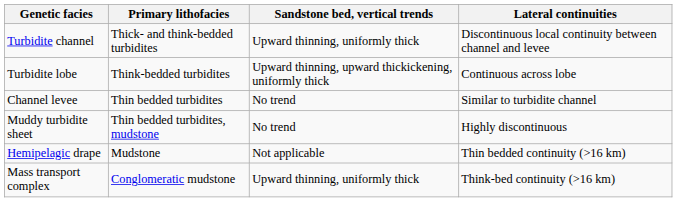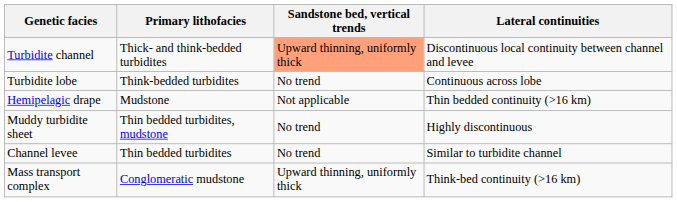(336, 40) no background -> (347, 54) lightsalmon background
(352, 74) Upward thinning, upward thickickening, uniformly thick -> (299, 81) No trend
rows swapped: (42, 100) <-> (54, 153)
